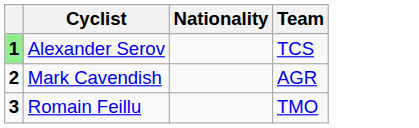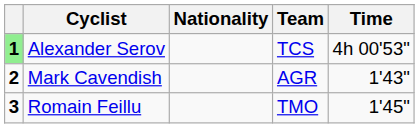+ column: (371, 19)
